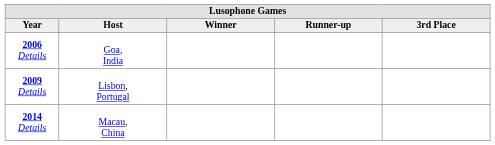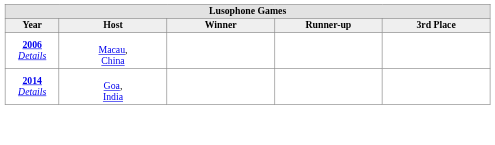(113, 56) Goa, India -> (113, 56) Macau, China
- row: (32, 86)
(113, 128) Macau, China -> (113, 92) Goa, India
